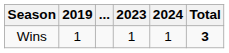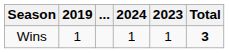columns swapped: (131, 15) <-> (168, 15)
